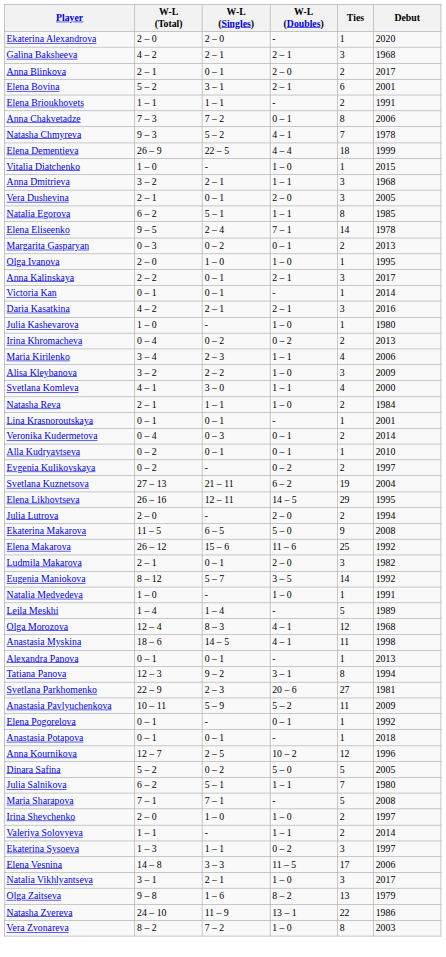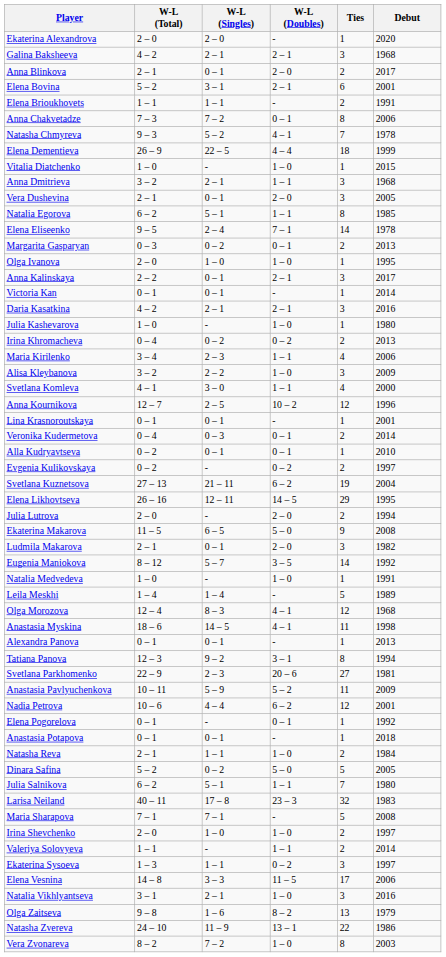rows swapped: (42, 753) <-> (34, 404)
- row: (39, 546)
+ row: (34, 705)
+ row: (35, 800)
(385, 880) 2017 -> (385, 896) 2016
